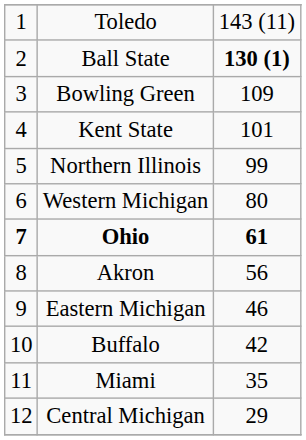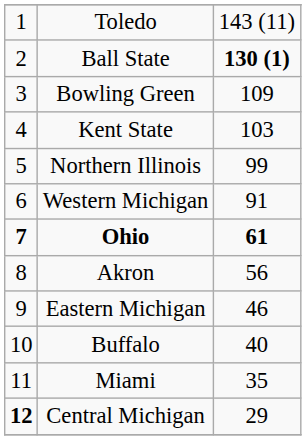(257, 129) 101 -> (257, 129) 103
(257, 201) 80 -> (257, 201) 91
(257, 344) 42 -> (257, 344) 40
(21, 415) normal -> (21, 415) bold
